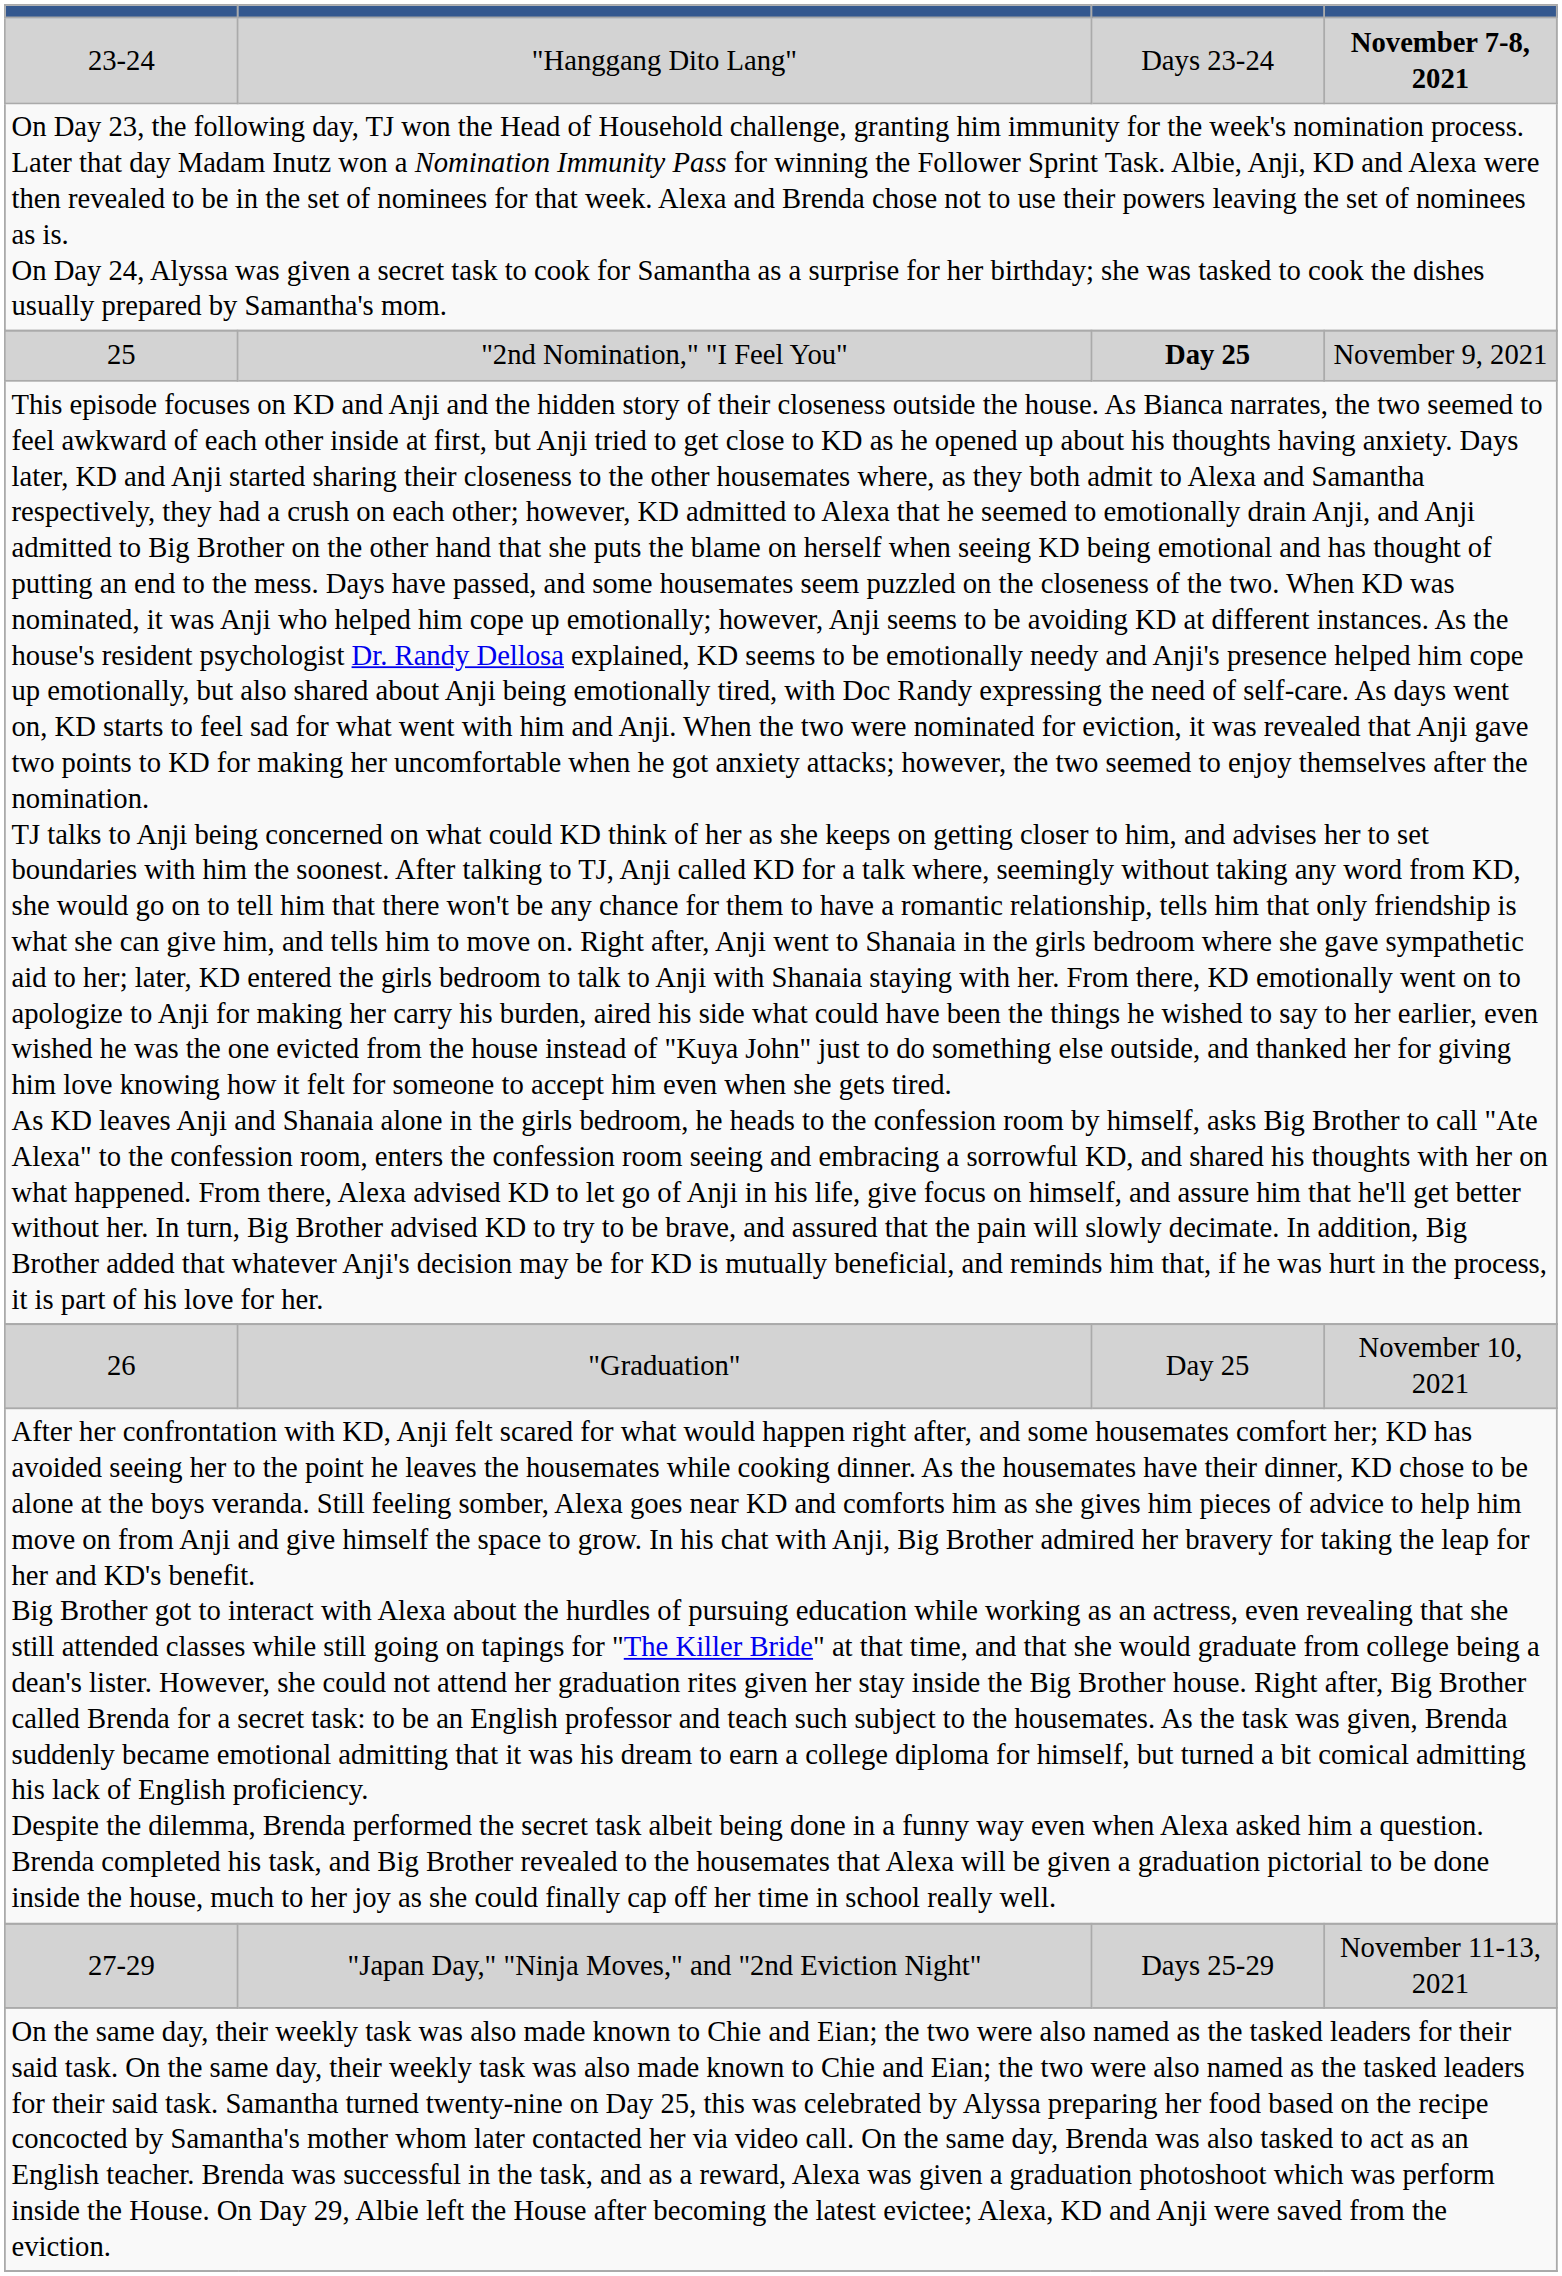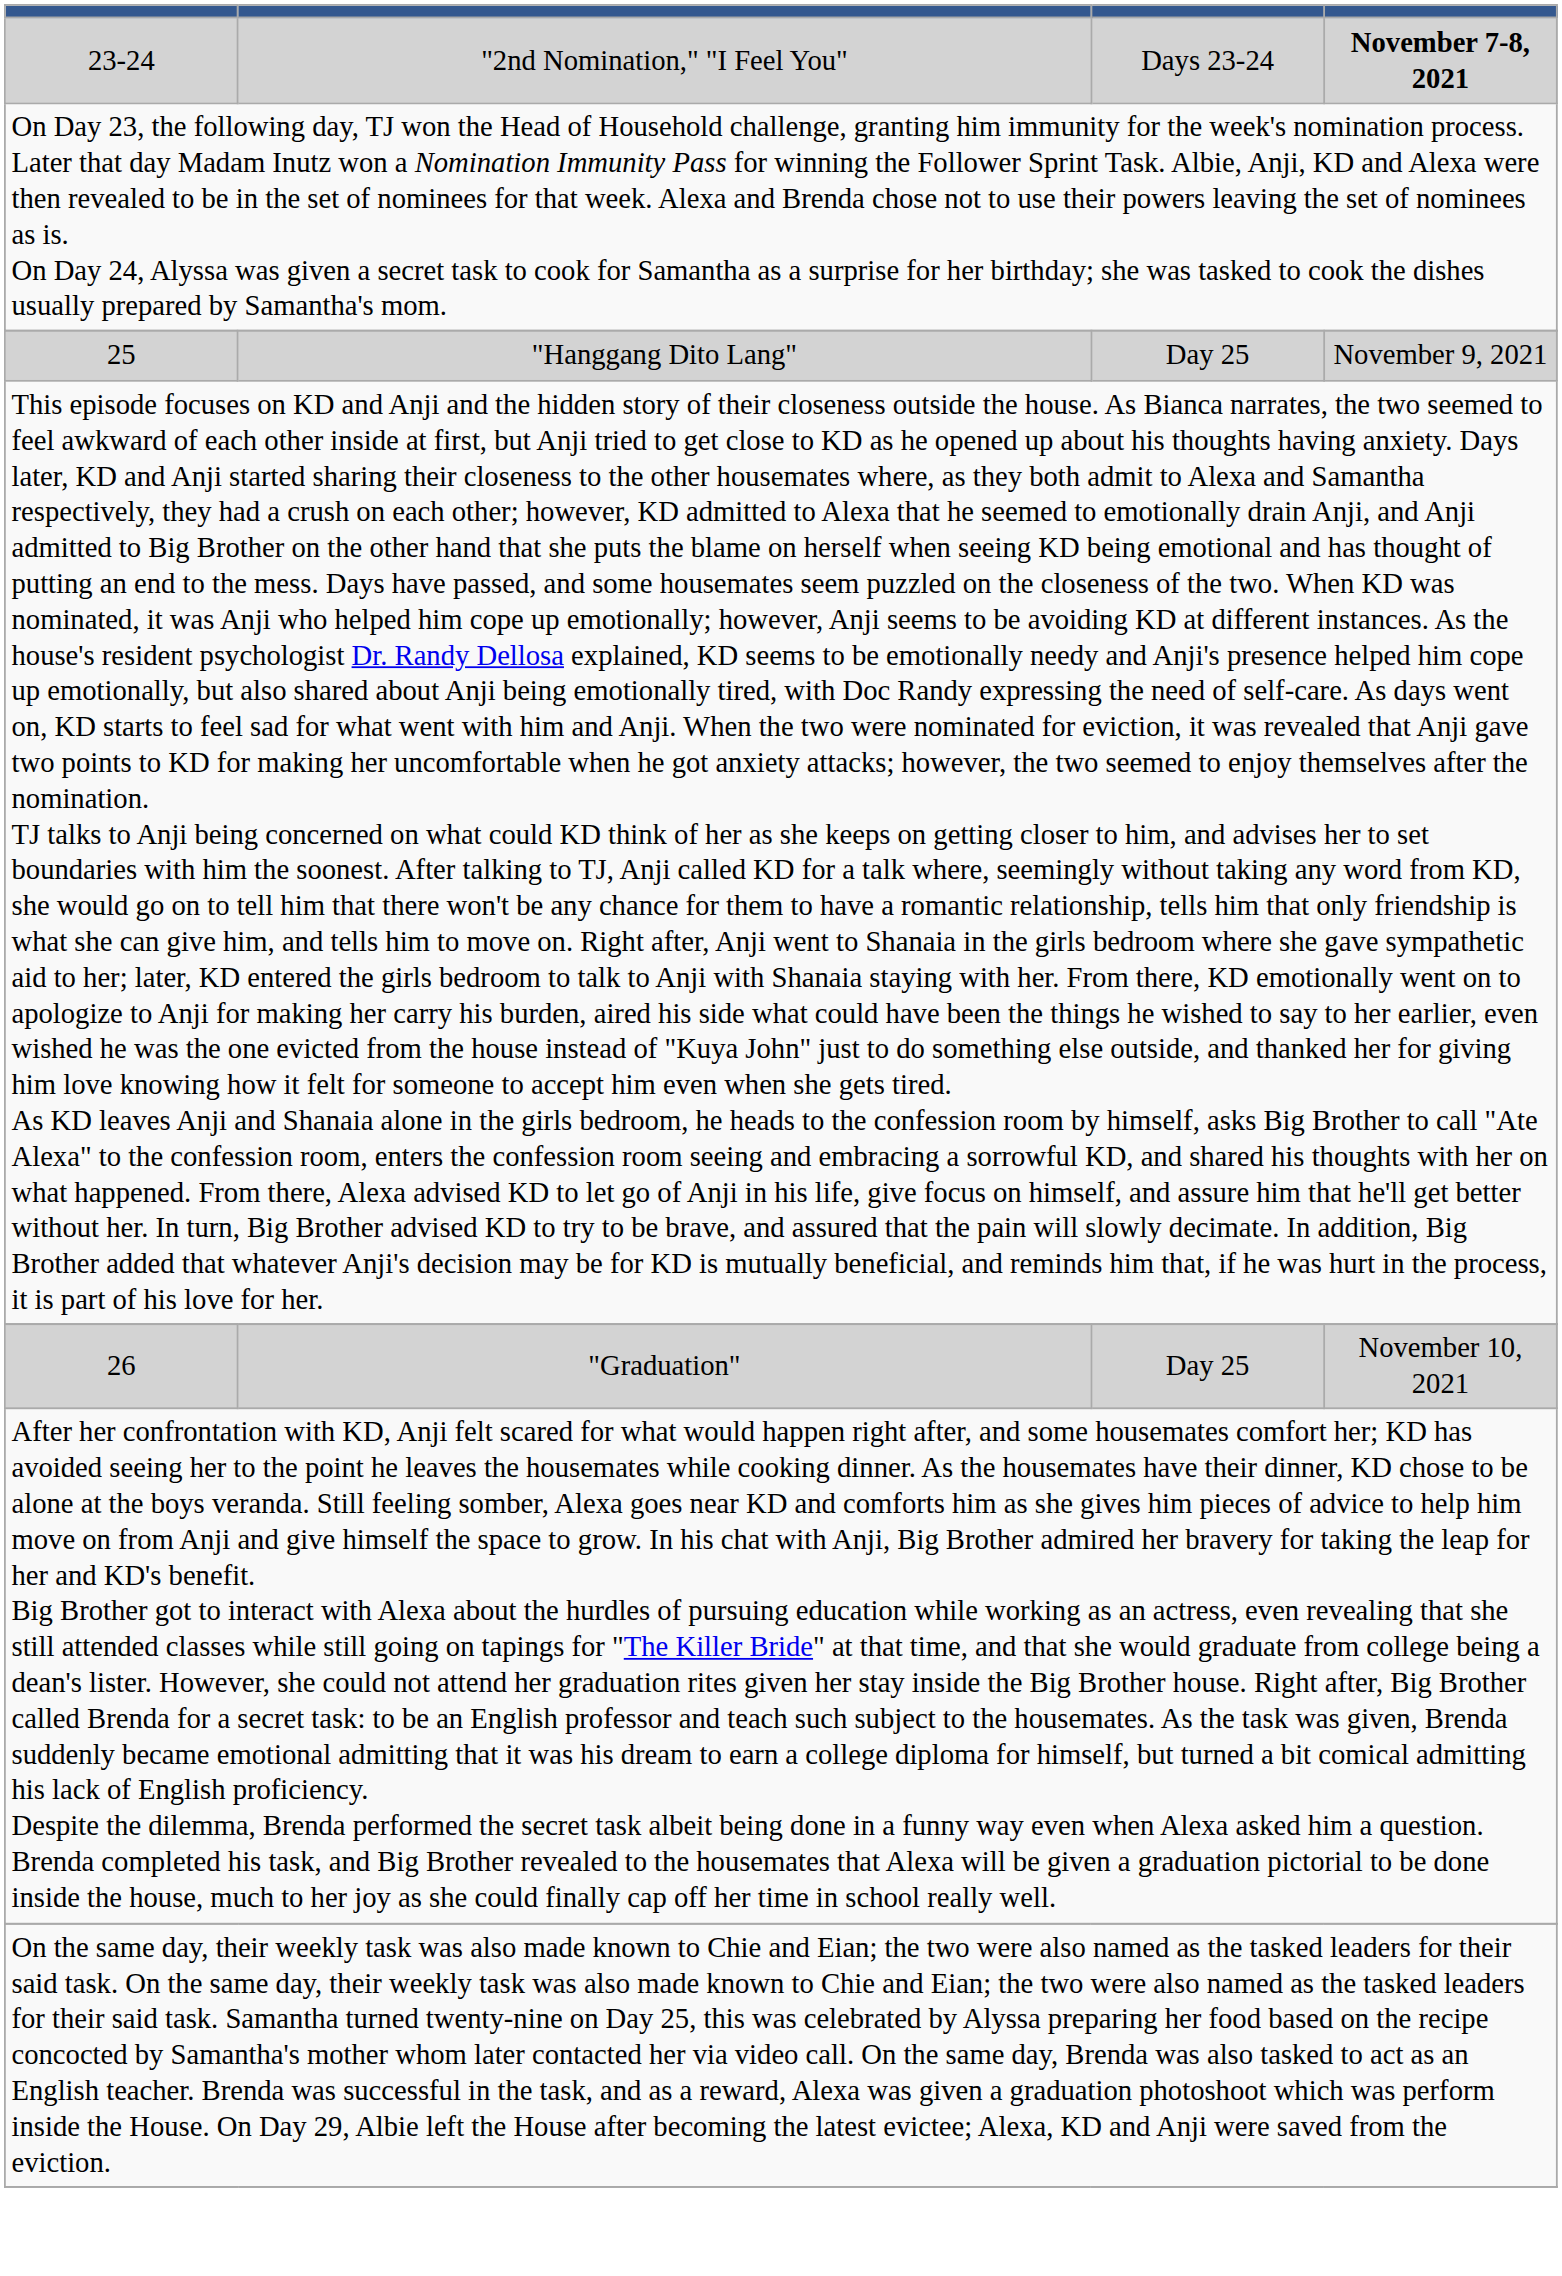(664, 60) "Hanggang Dito Lang" -> (664, 60) "2nd Nomination," "I Feel You"
(664, 355) "2nd Nomination," "I Feel You" -> (664, 355) "Hanggang Dito Lang"
(1208, 355) bold -> (1208, 355) normal
- row: (121, 1965)
